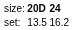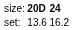(37, 22) 13.5 -> (37, 22) 13.6
